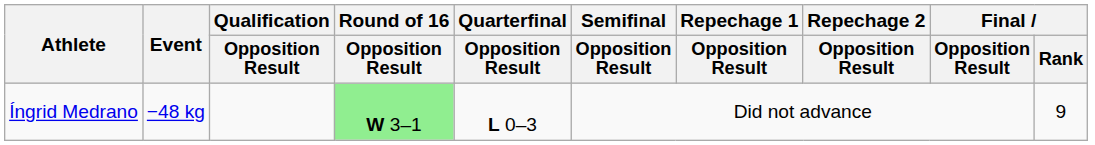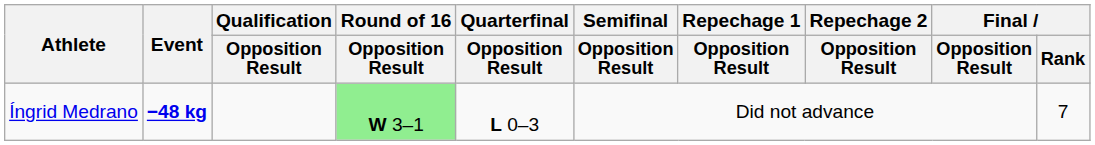(176, 112) normal -> (177, 112) bold
(1061, 112) 9 -> (1063, 112) 7
